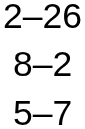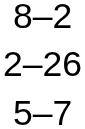rows swapped: (43, 64) <-> (43, 15)
